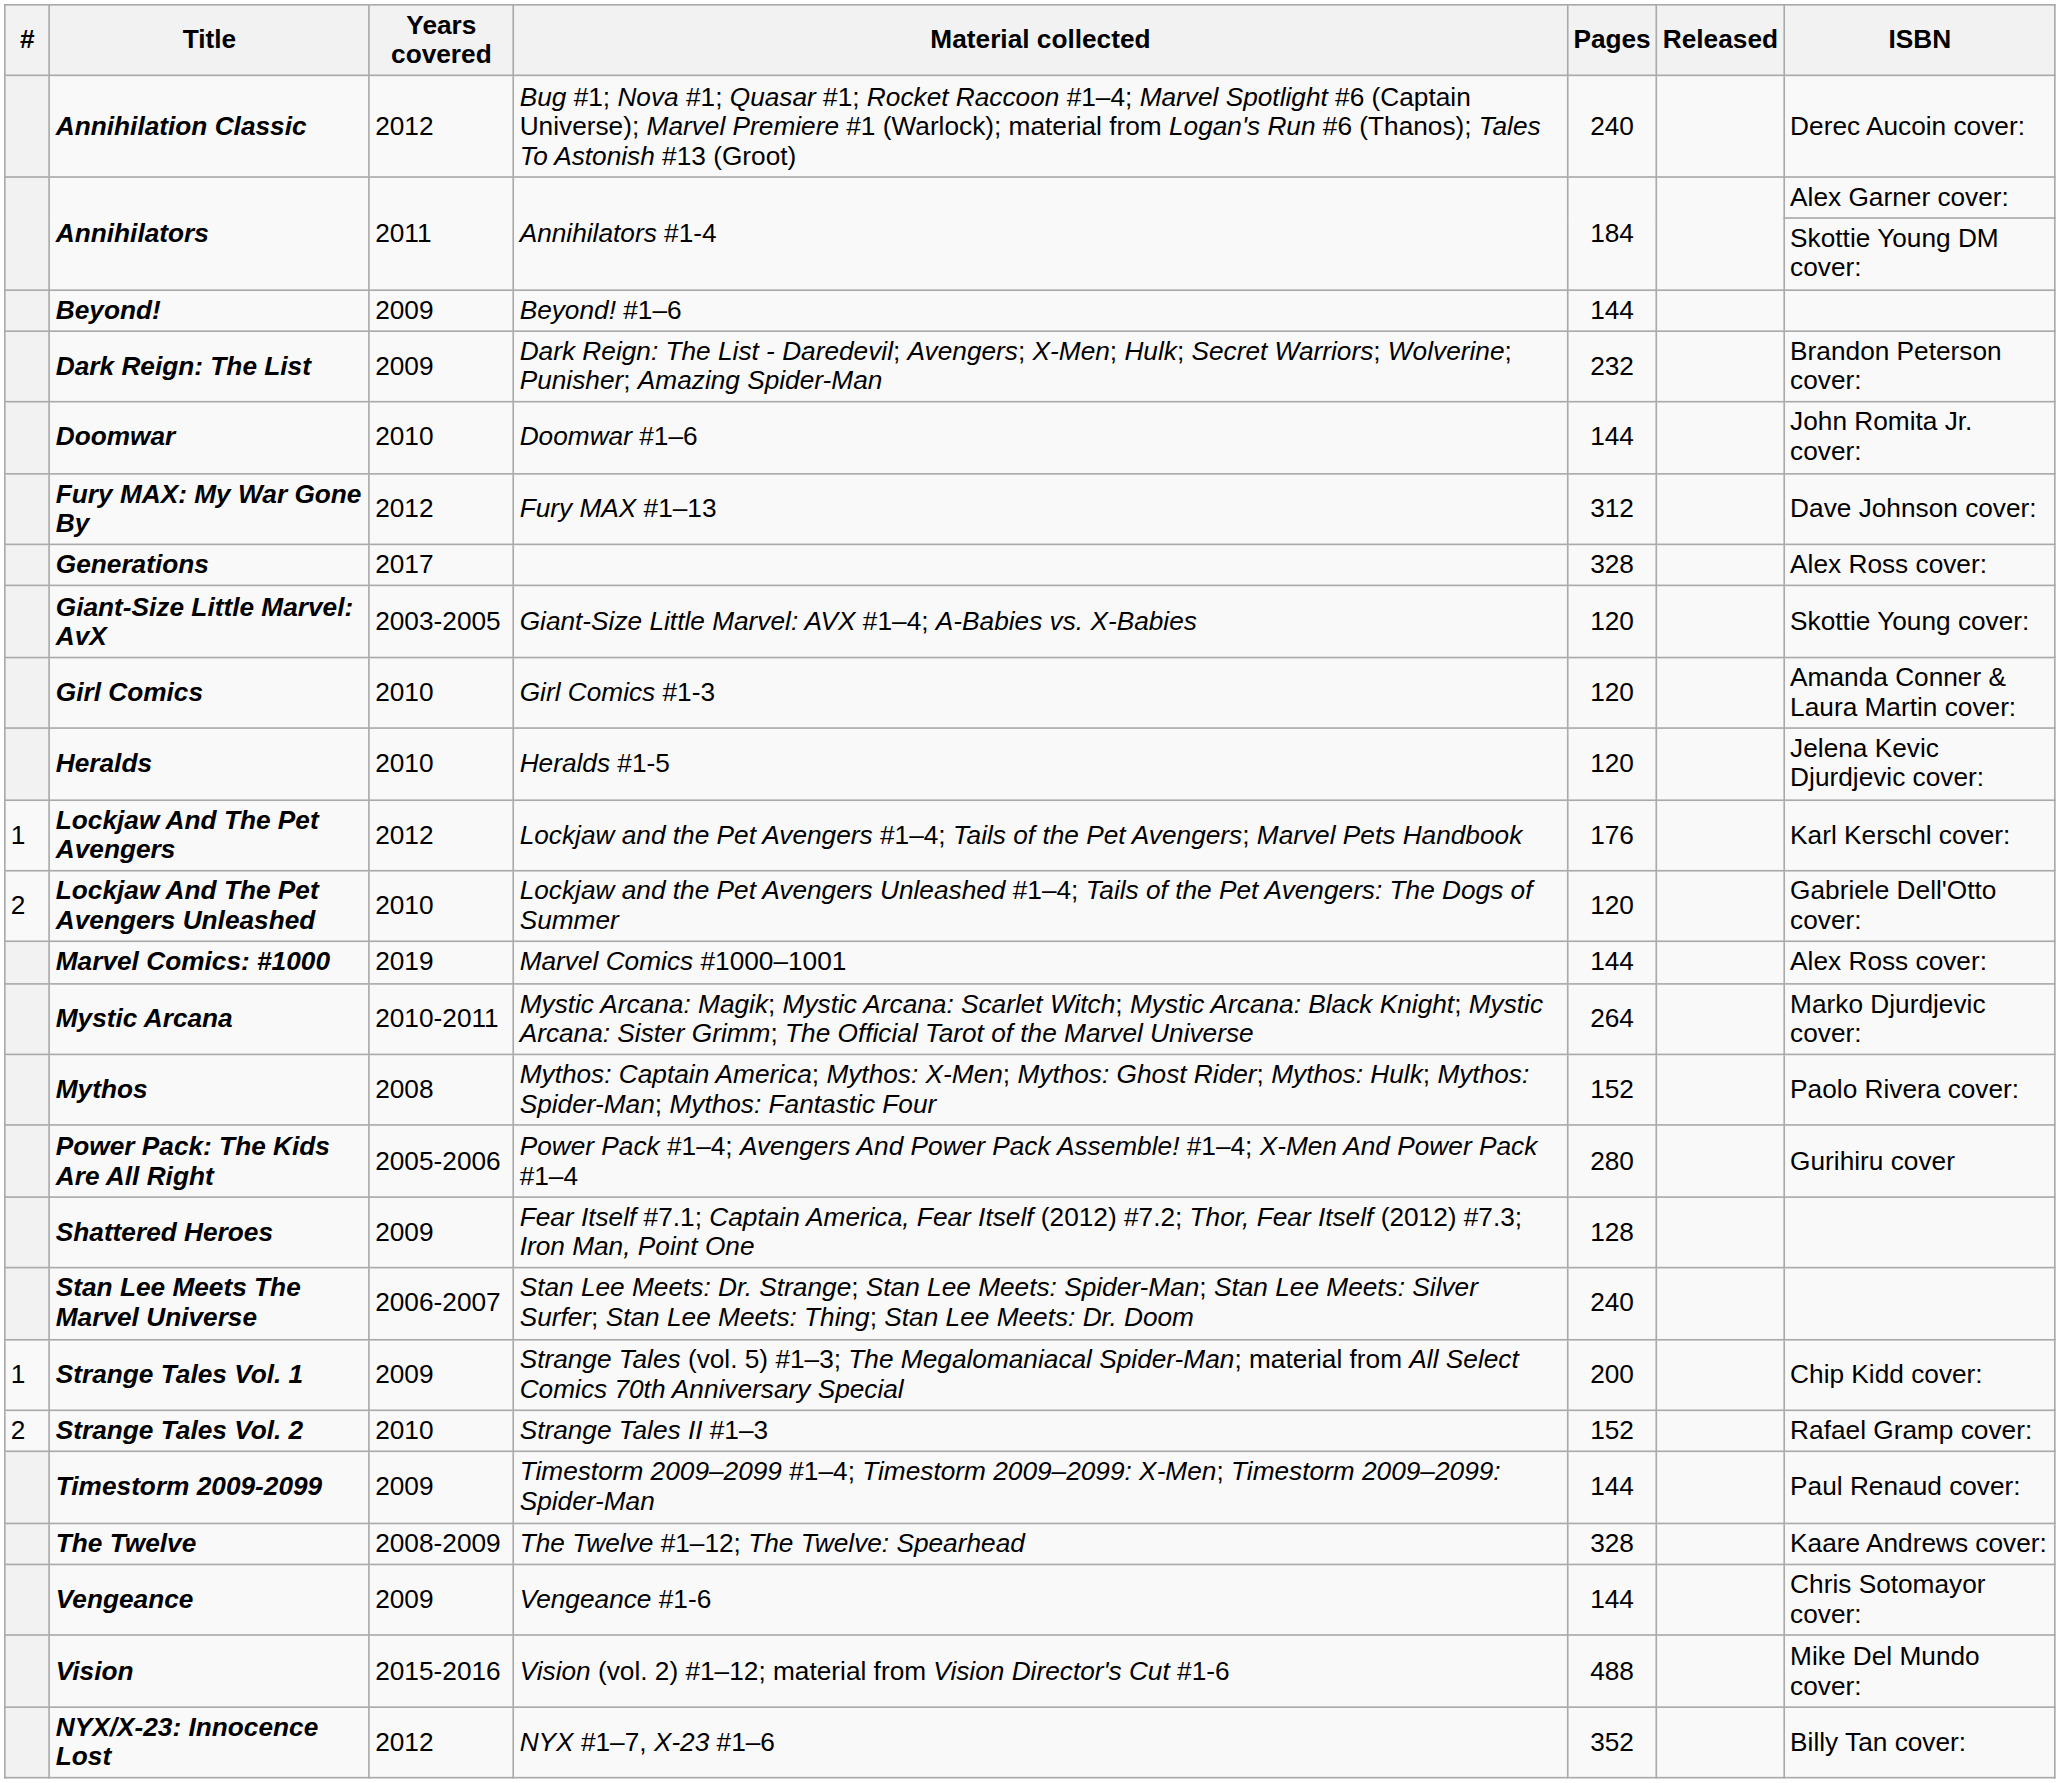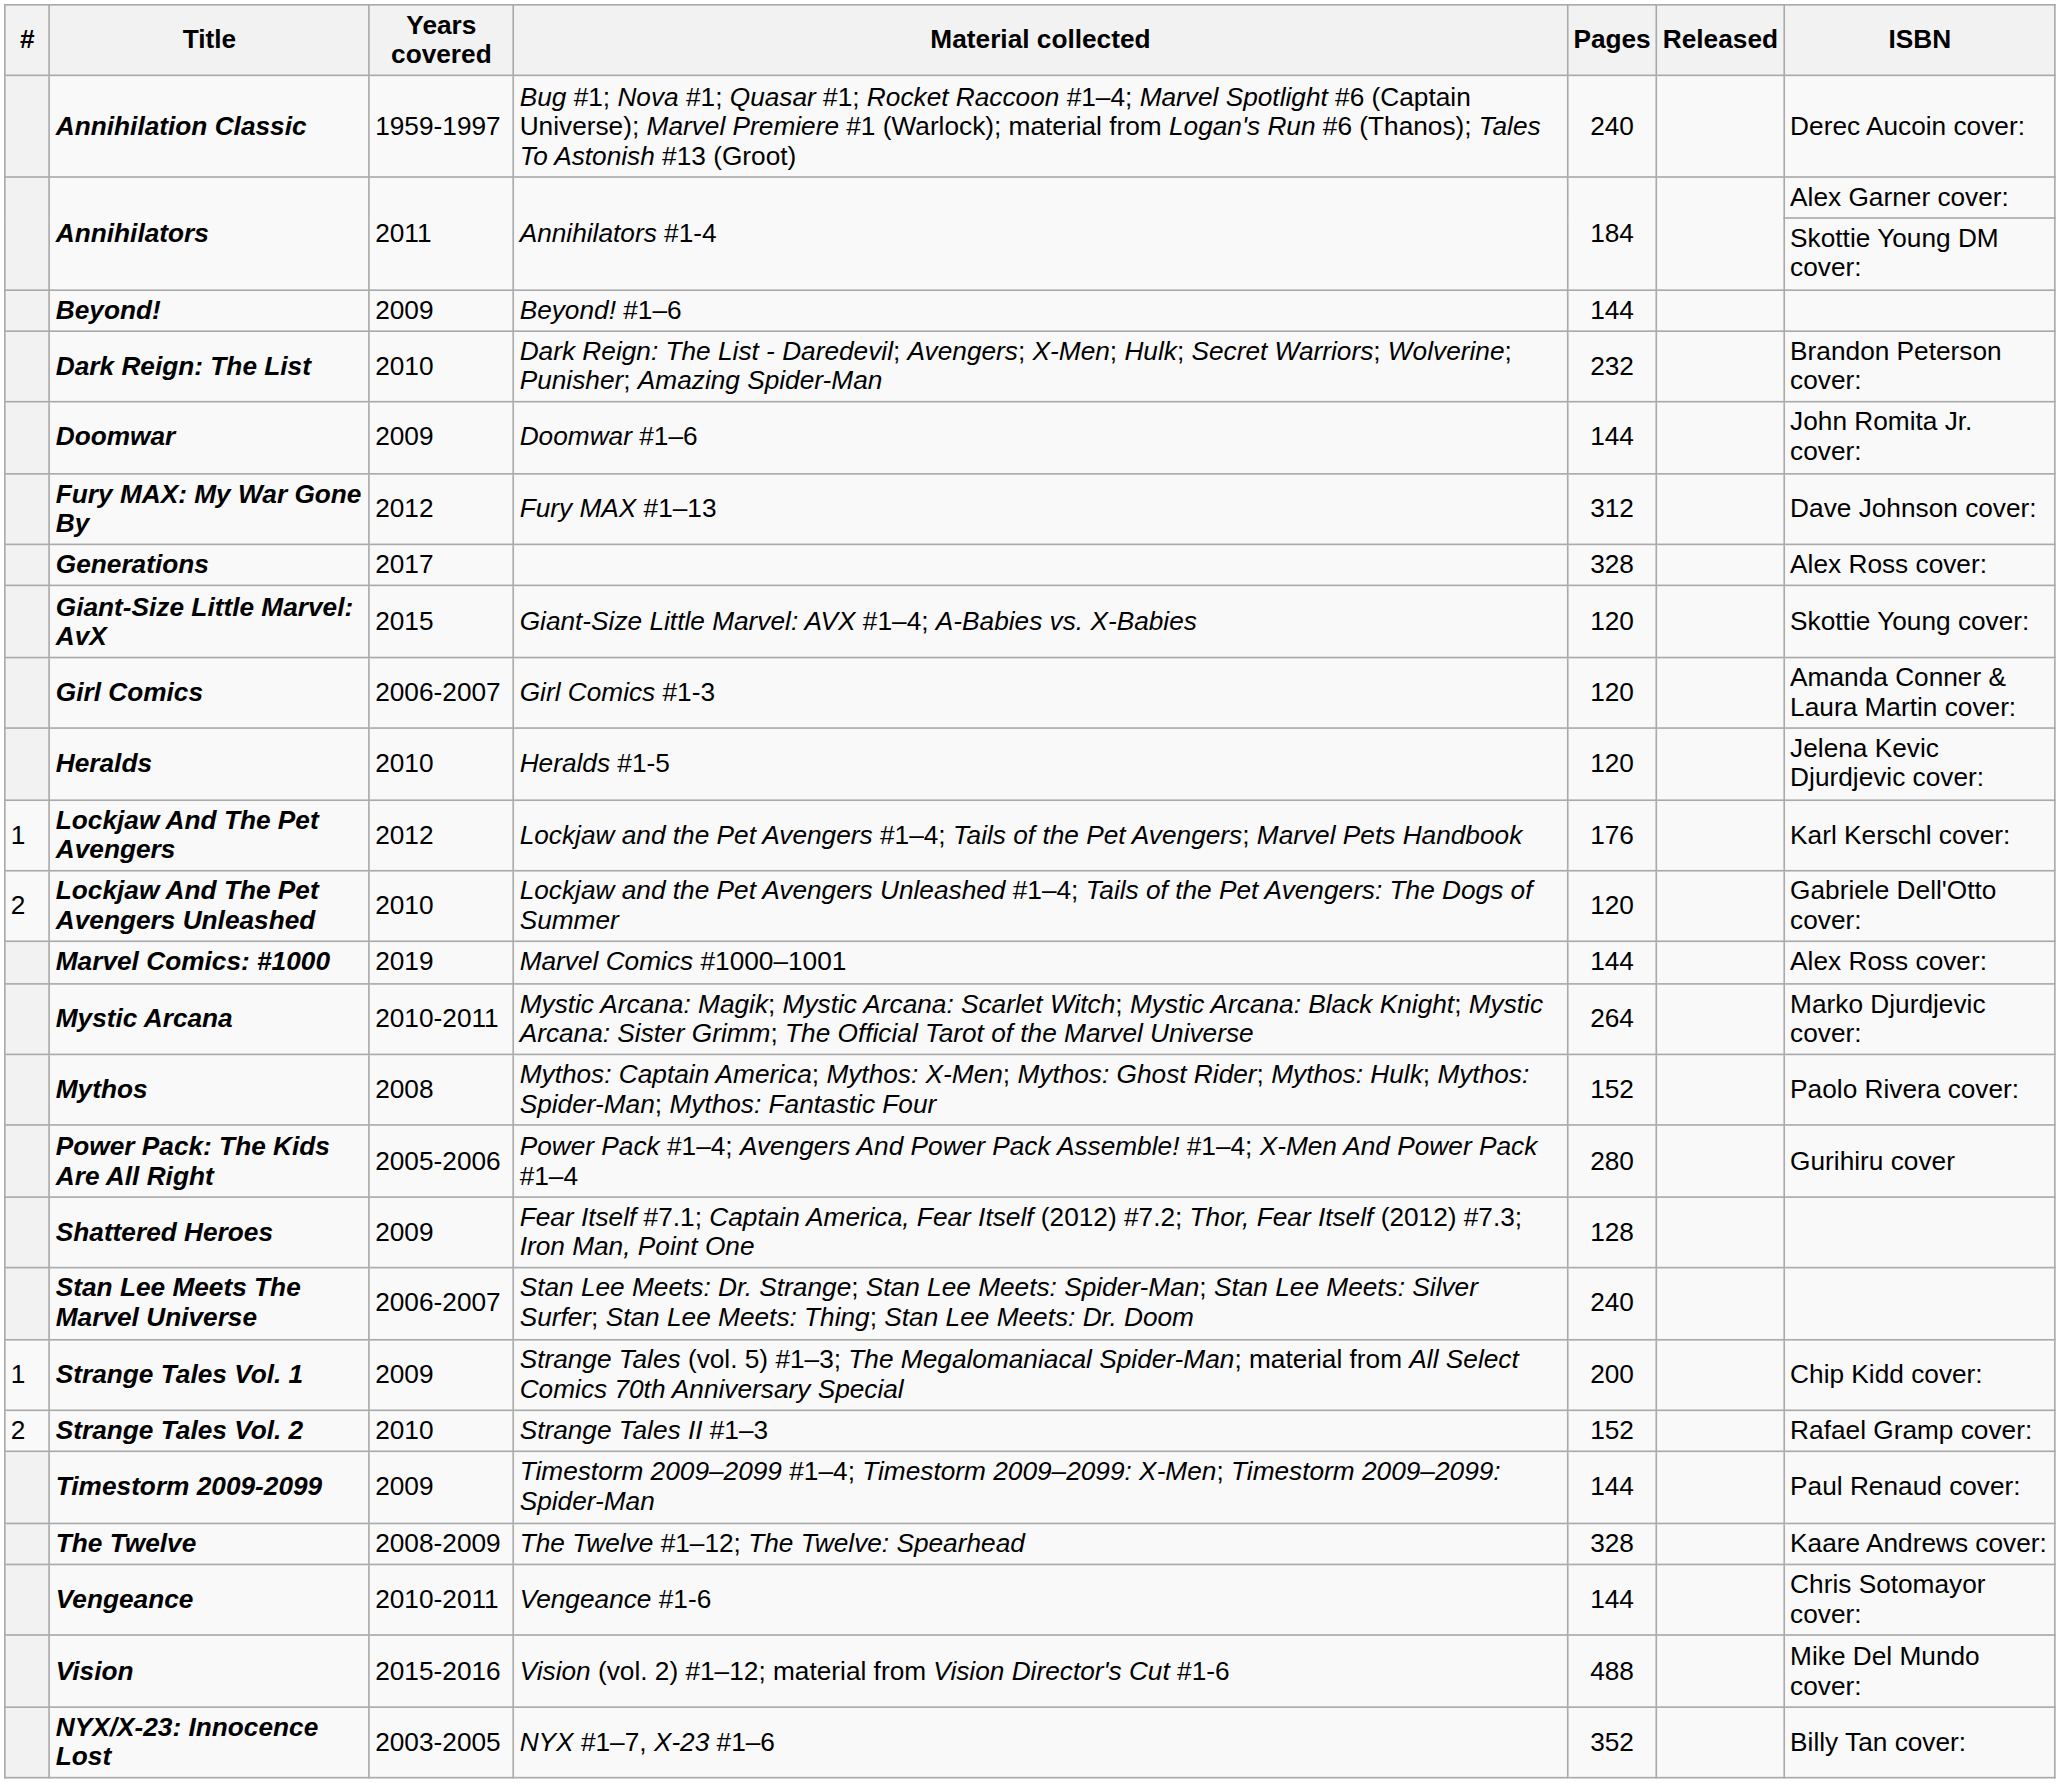(404, 125) 2012 -> (438, 125) 1959-1997
(404, 366) 2009 -> (404, 366) 2010
(404, 437) 2010 -> (404, 437) 2009
(438, 621) 2003-2005 -> (404, 621) 2015
(404, 692) 2010 -> (438, 692) 2006-2007
(404, 1599) 2009 -> (437, 1599) 2010-2011
(404, 1741) 2012 -> (438, 1741) 2003-2005
